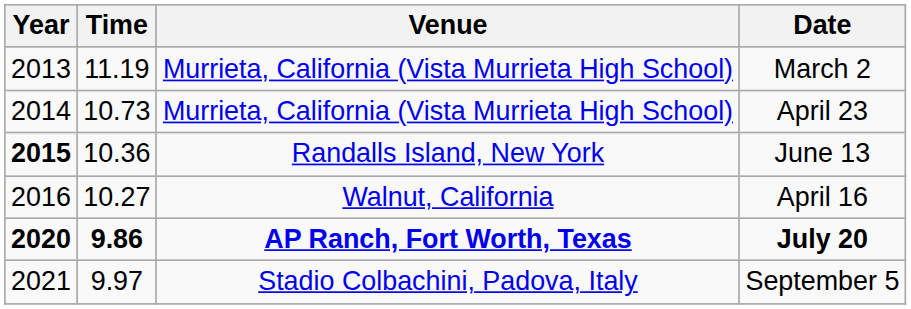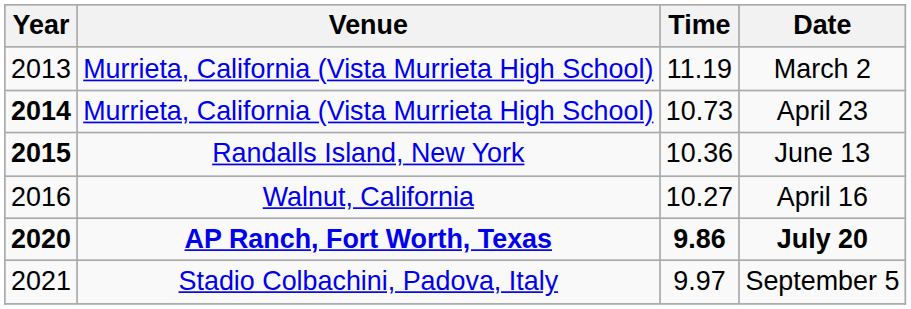columns swapped: (117, 25) <-> (448, 25)
(41, 111) normal -> (41, 111) bold
